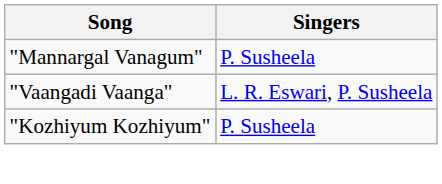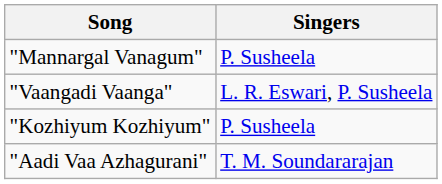+ row: (108, 161)
